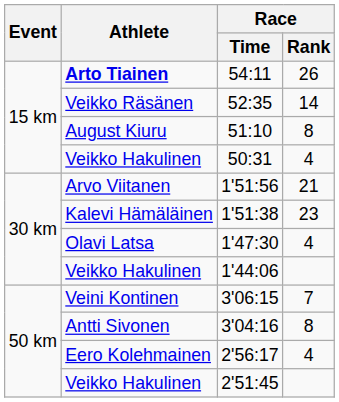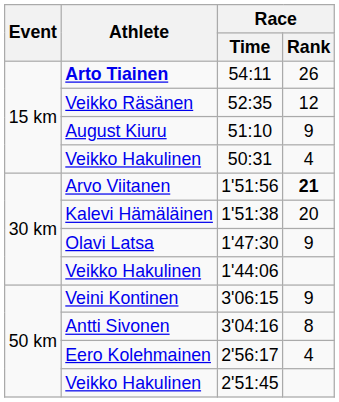(309, 103) 14 -> (309, 103) 12
(309, 131) 8 -> (309, 131) 9
(309, 187) normal -> (309, 187) bold
(309, 215) 23 -> (309, 215) 20
(309, 243) 4 -> (309, 243) 9
(309, 299) 7 -> (309, 299) 9
